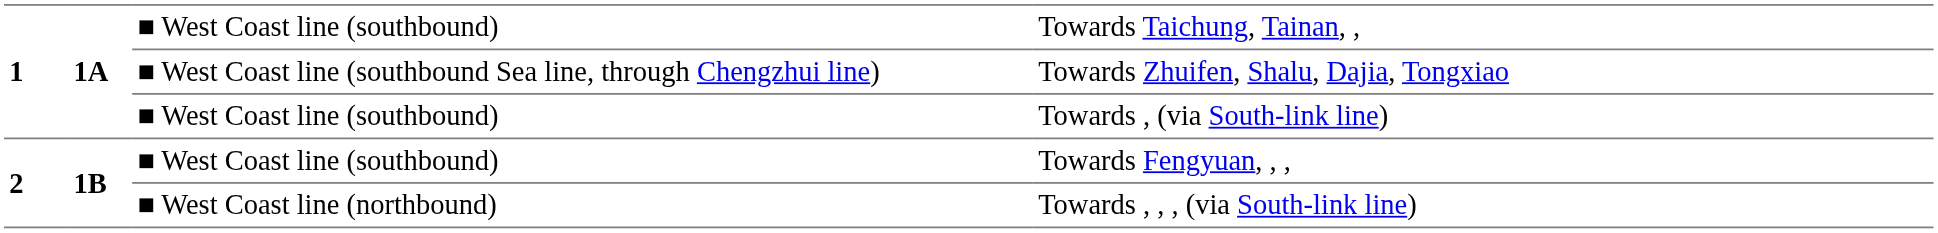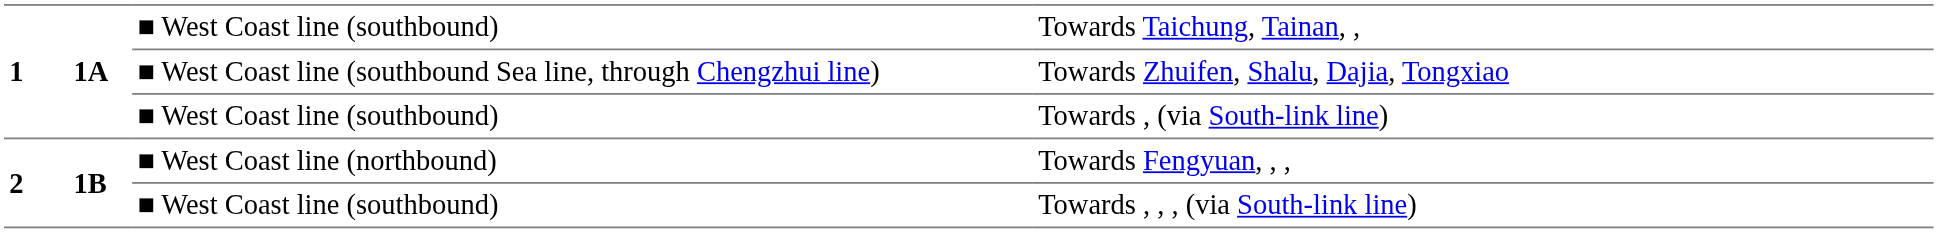(318, 160) ■ West Coast line (southbound) -> (317, 160) ■ West Coast line (northbound)
(317, 204) ■ West Coast line (northbound) -> (318, 204) ■ West Coast line (southbound)
